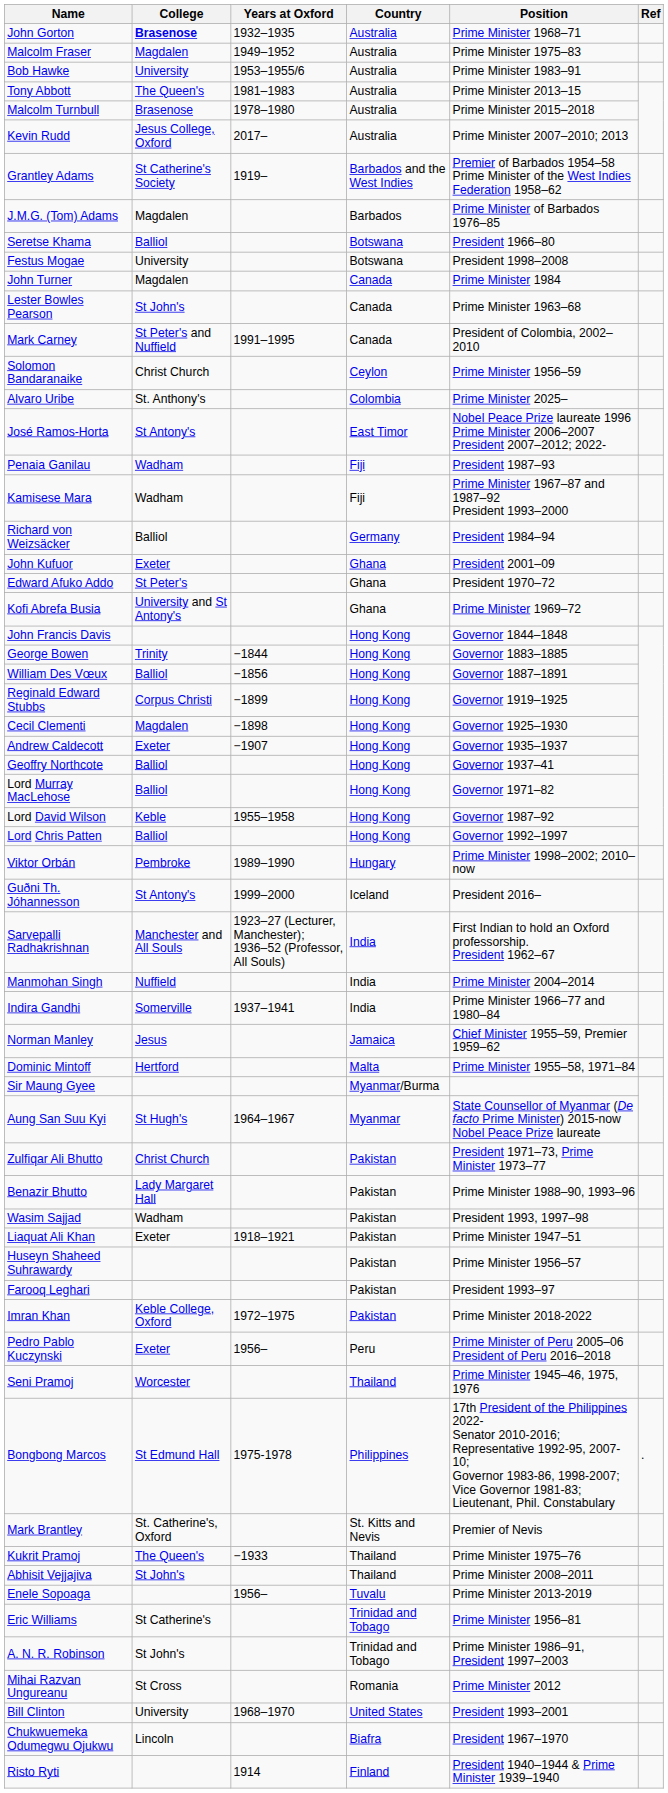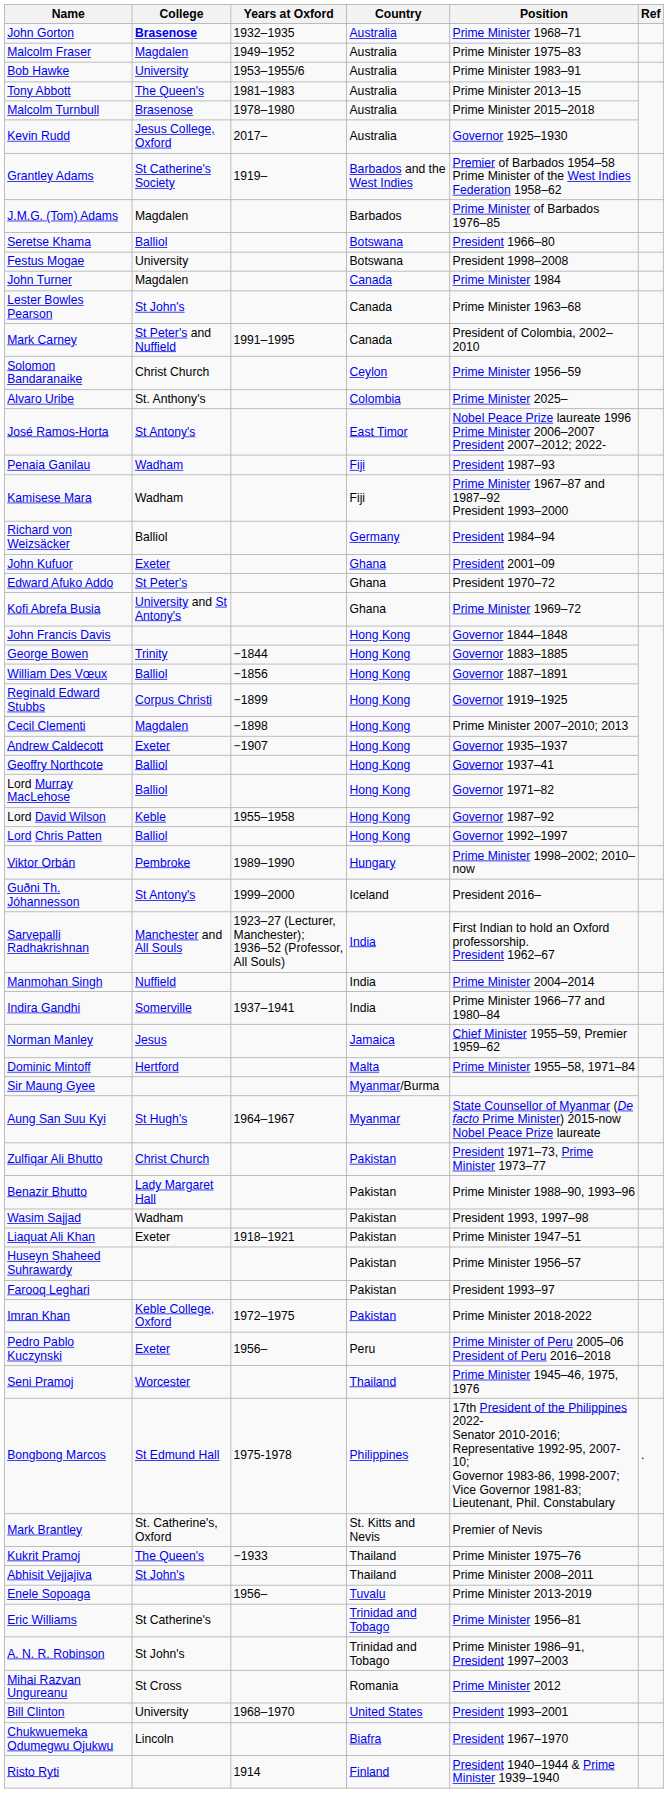(540, 136) Prime Minister 2007–2010; 2013 -> (510, 136) Governor 1925–1930
(510, 726) Governor 1925–1930 -> (540, 726) Prime Minister 2007–2010; 2013
